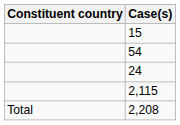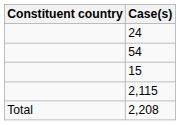rows swapped: (135, 33) <-> (135, 71)
